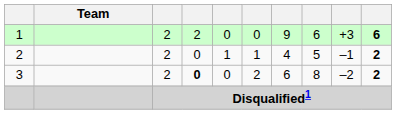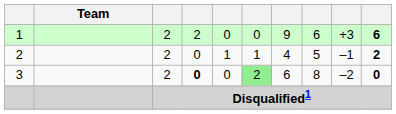(257, 75) no background -> (257, 75) lightgreen background
(376, 75) 2 -> (376, 75) 0
